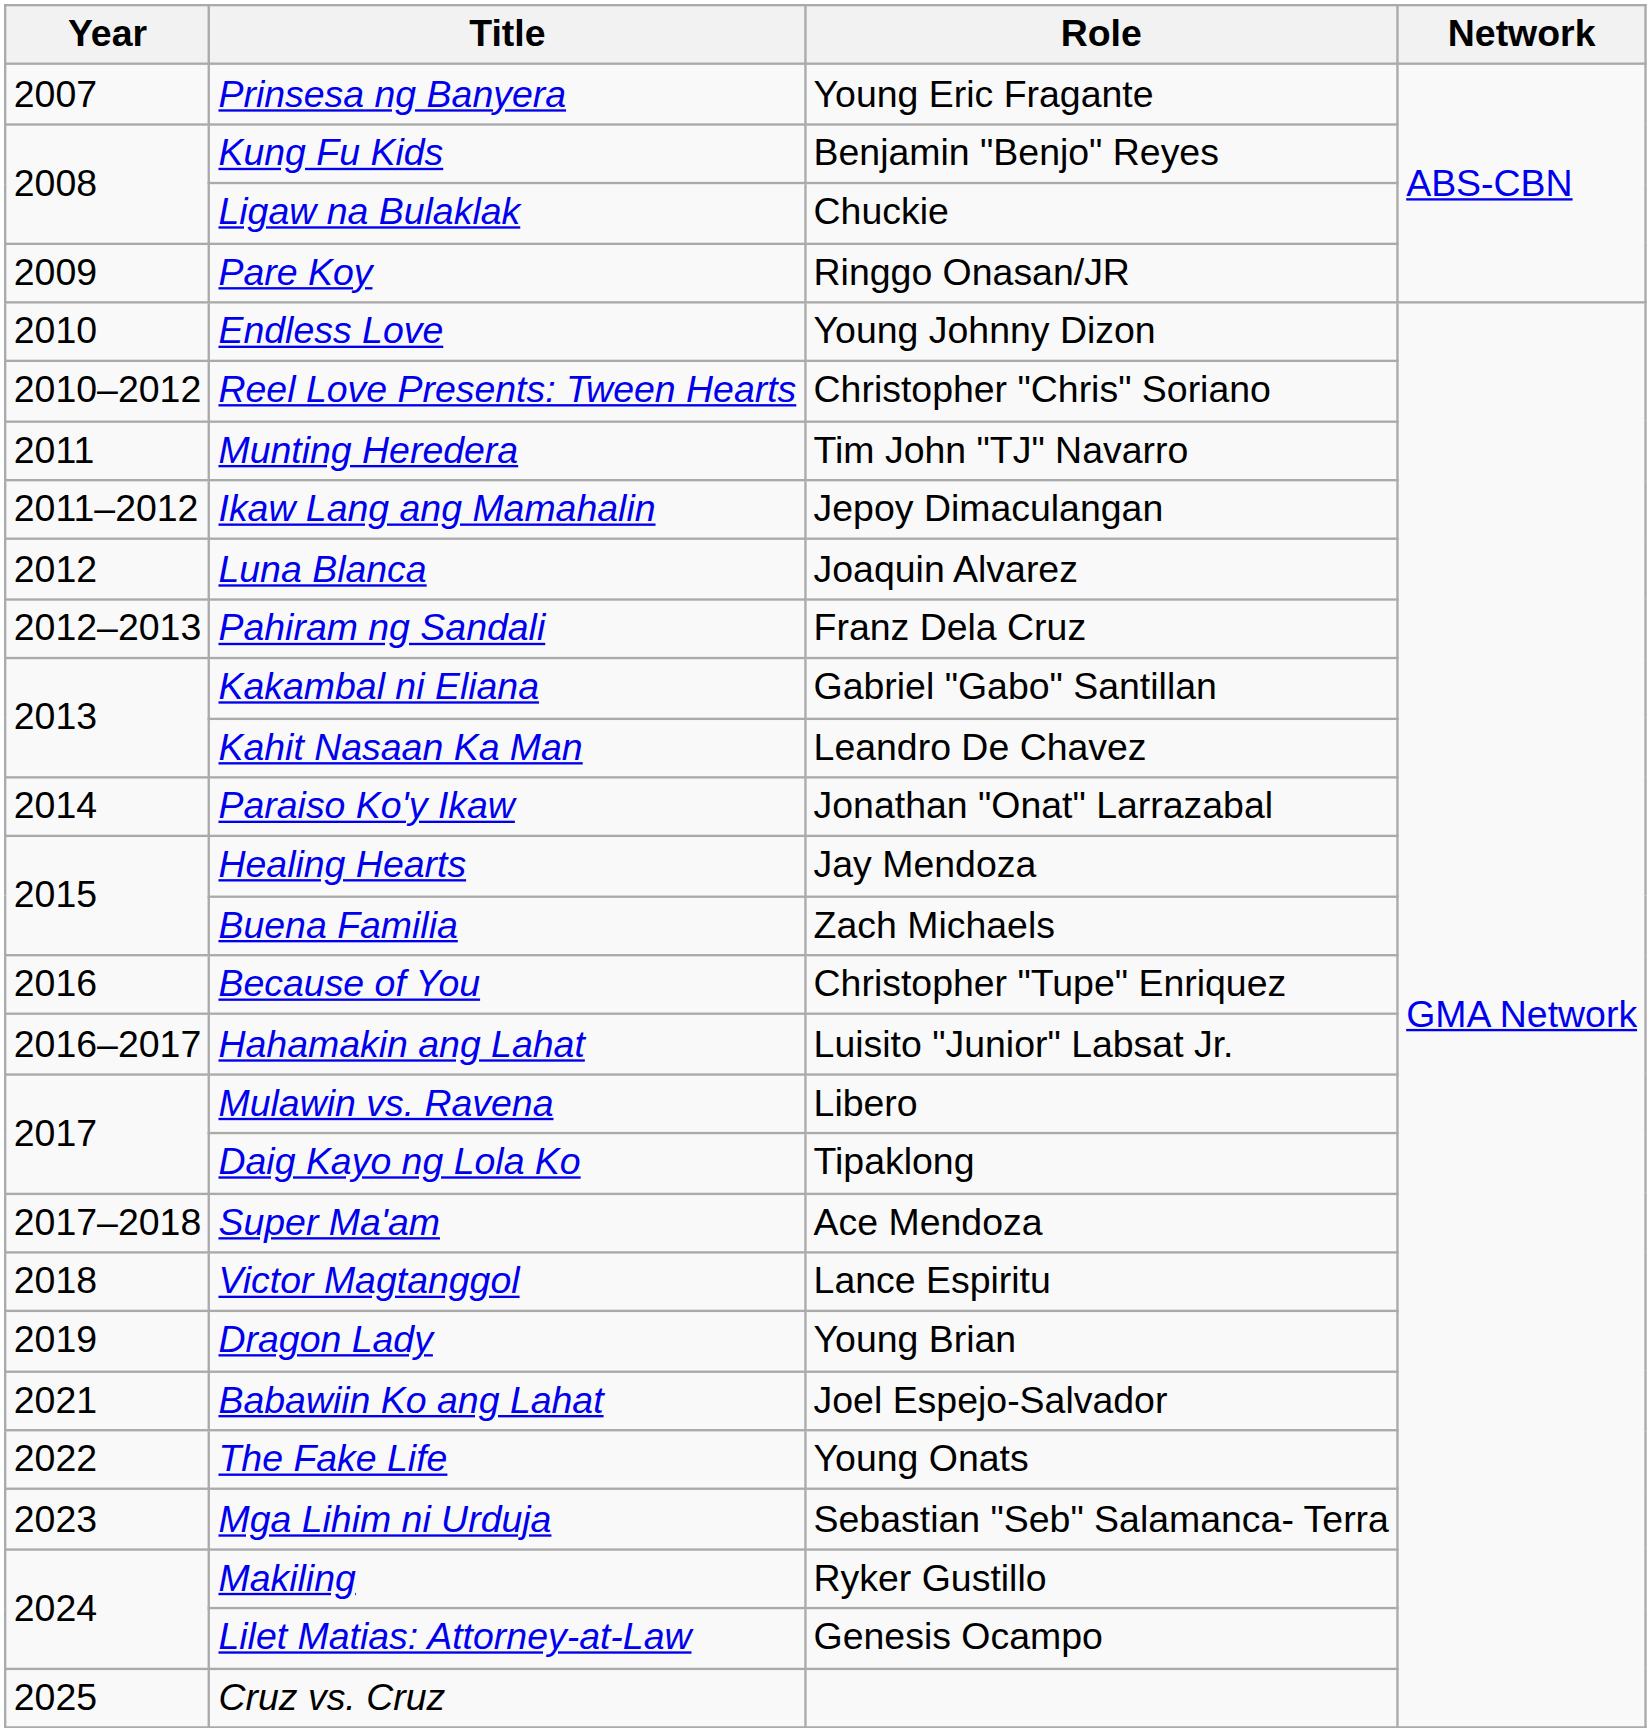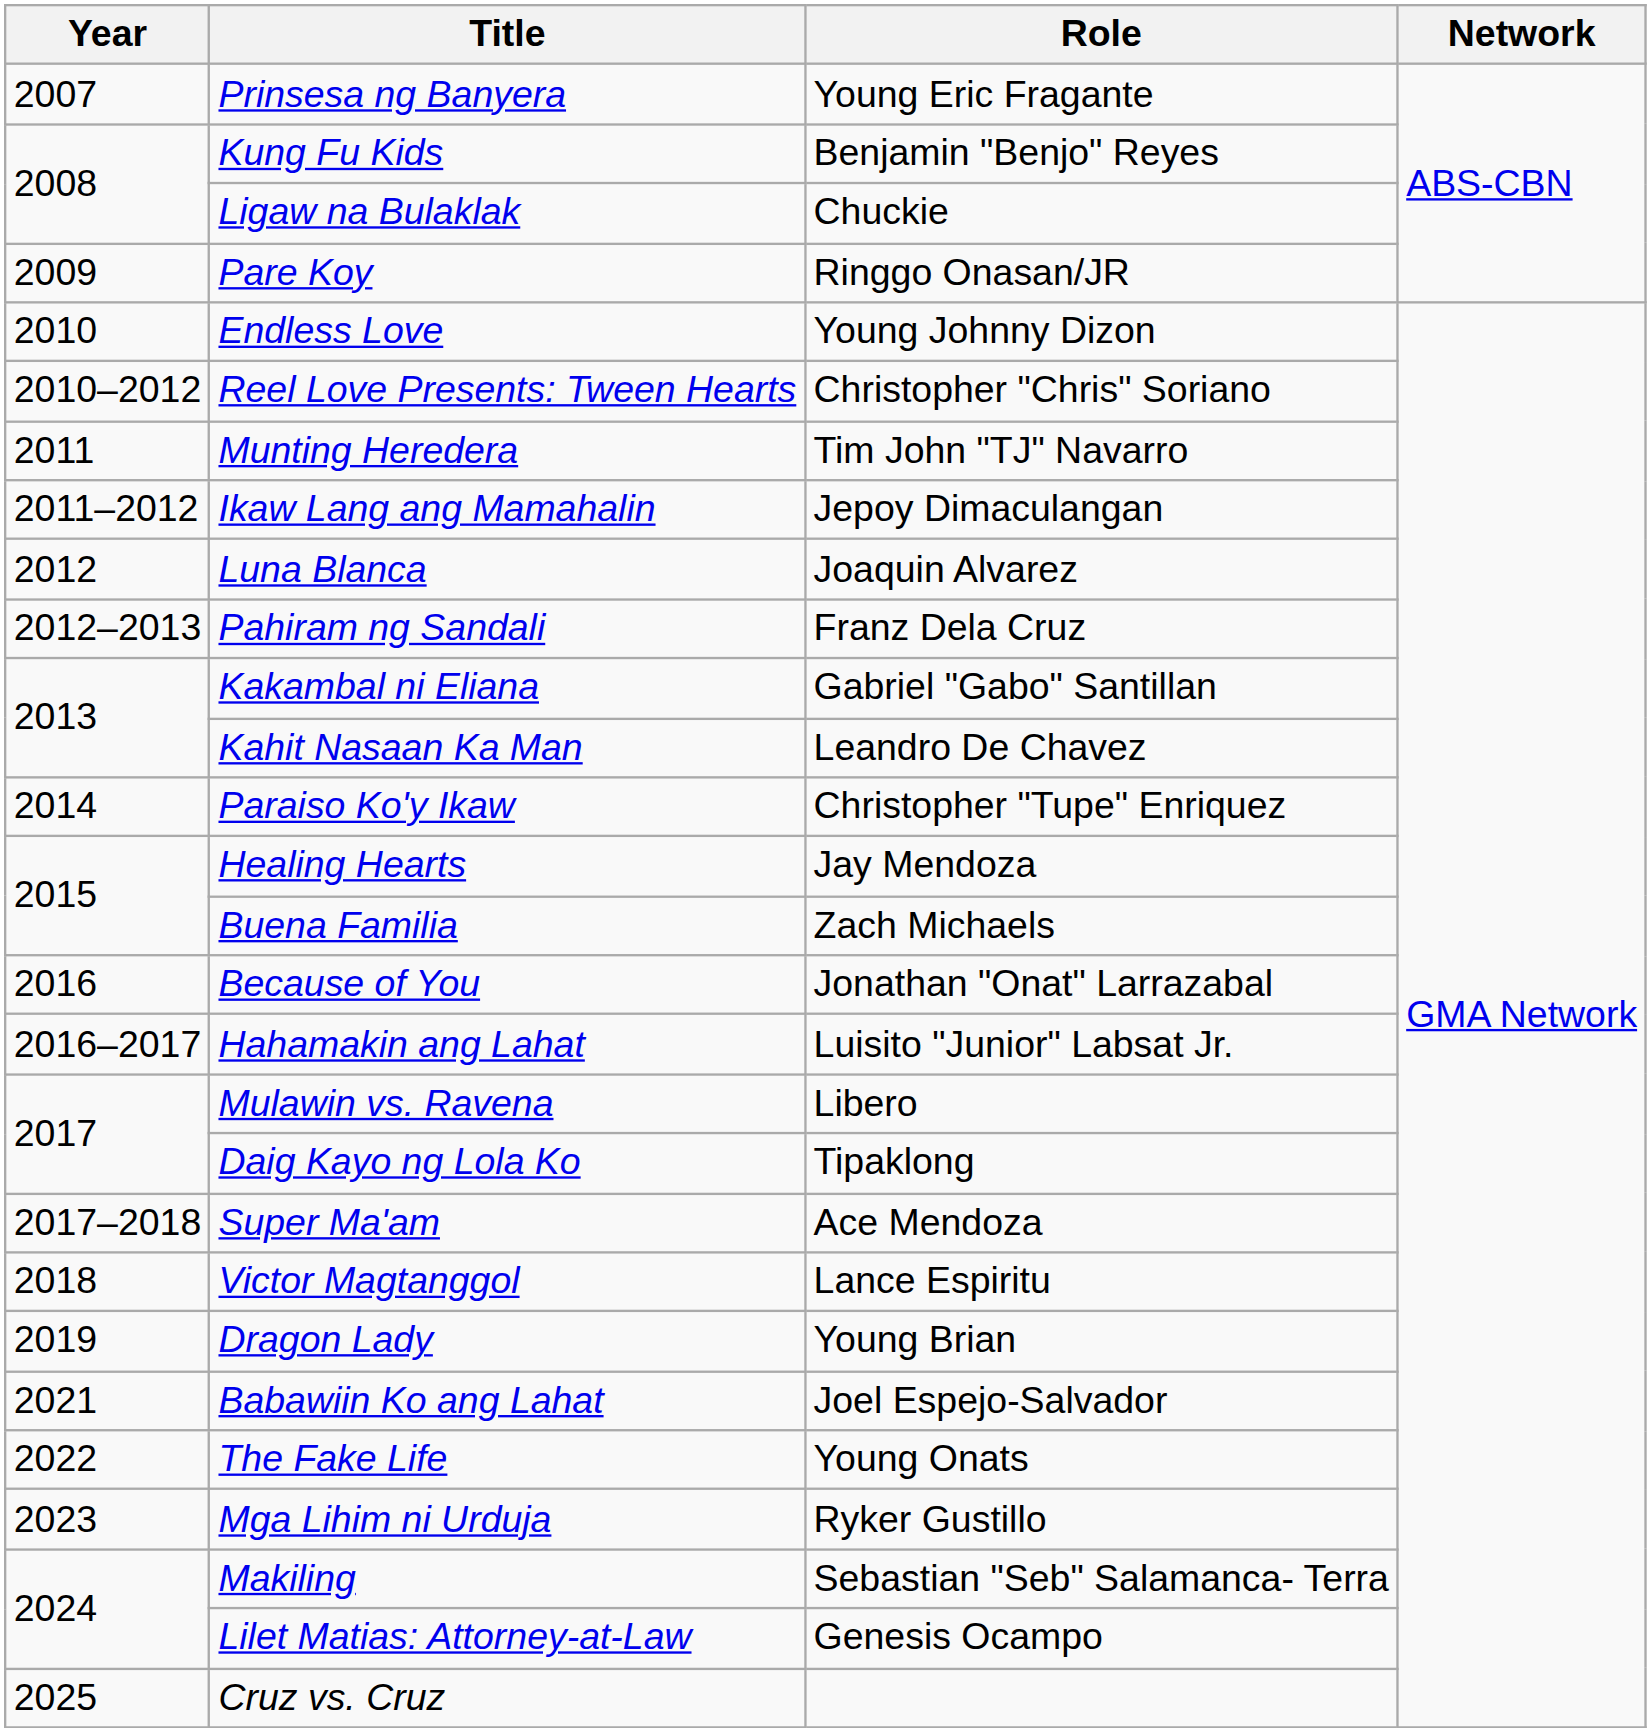(1043, 806) Jonathan "Onat" Larrazabal -> (1050, 806) Christopher "Tupe" Enriquez
(1050, 984) Christopher "Tupe" Enriquez -> (1043, 984) Jonathan "Onat" Larrazabal
(1101, 1518) Sebastian "Seb" Salamanca- Terra -> (930, 1518) Ryker Gustillo
(930, 1578) Ryker Gustillo -> (1101, 1578) Sebastian "Seb" Salamanca- Terra
